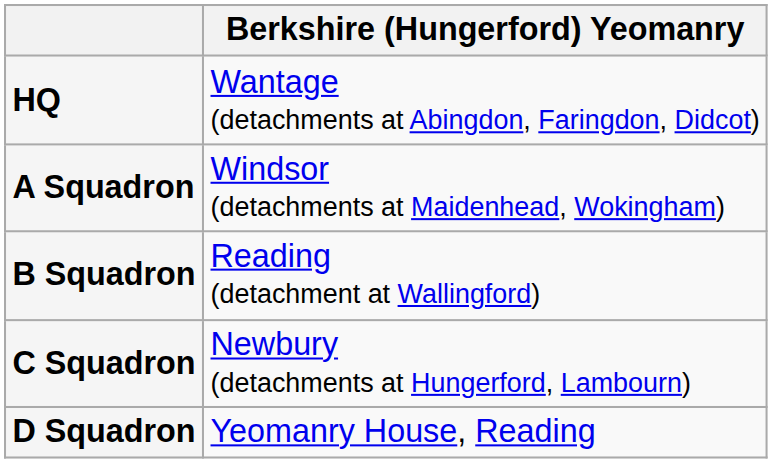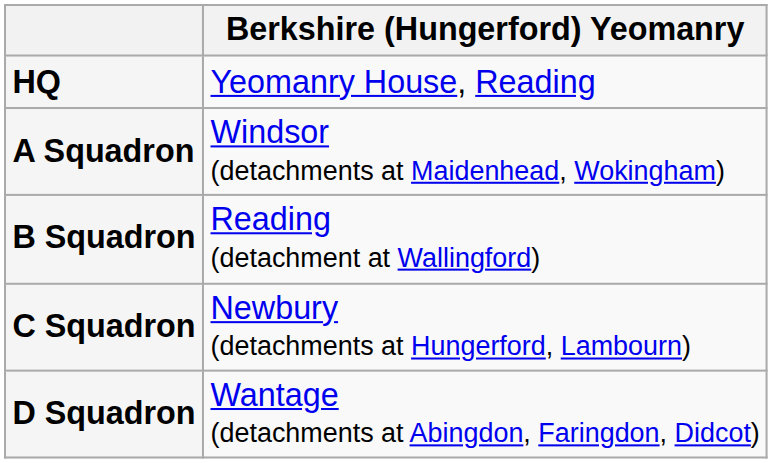(485, 99) Wantage (detachments at Abingdon, Faringdon, Didcot) -> (403, 81) Yeomanry House, Reading
(403, 431) Yeomanry House, Reading -> (485, 413) Wantage (detachments at Abingdon, Faringdon, Didcot)
